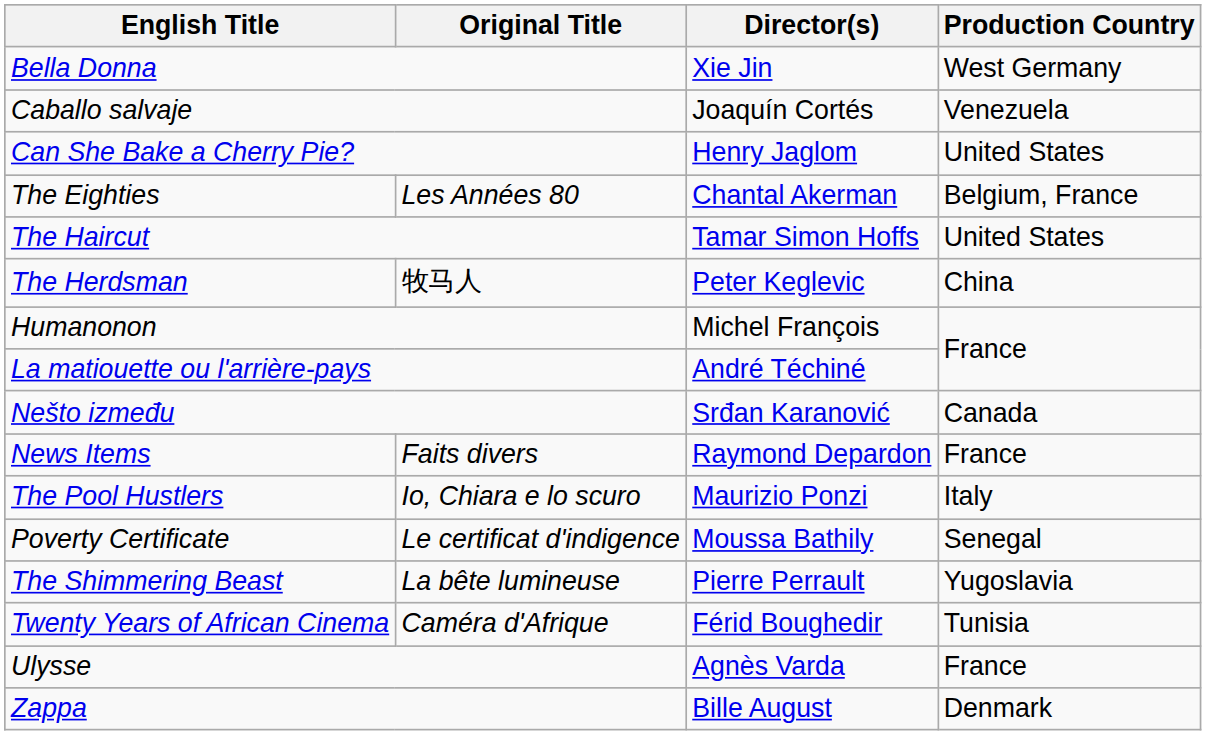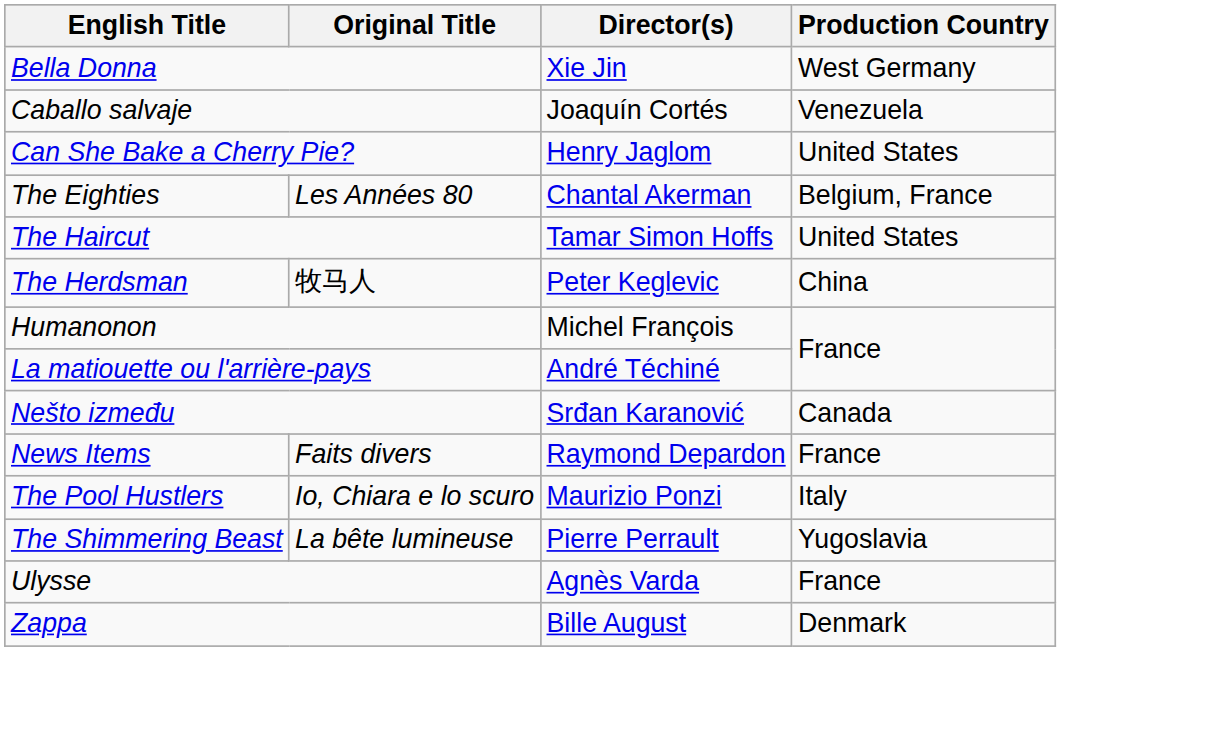- row: (120, 539)
- row: (200, 623)
